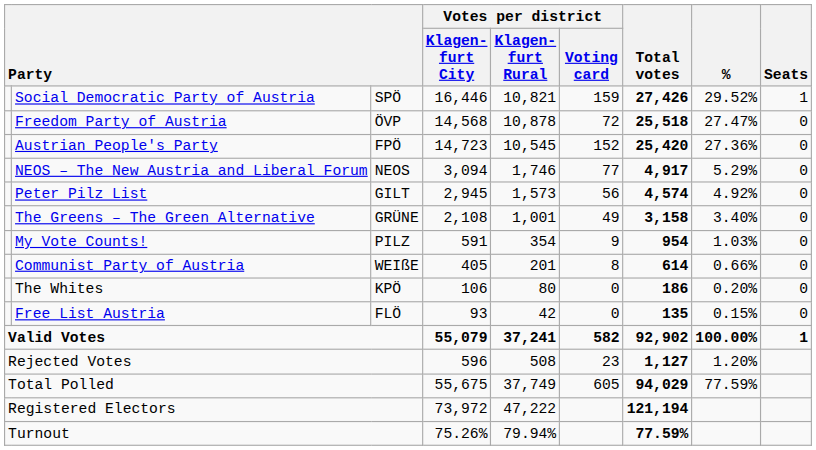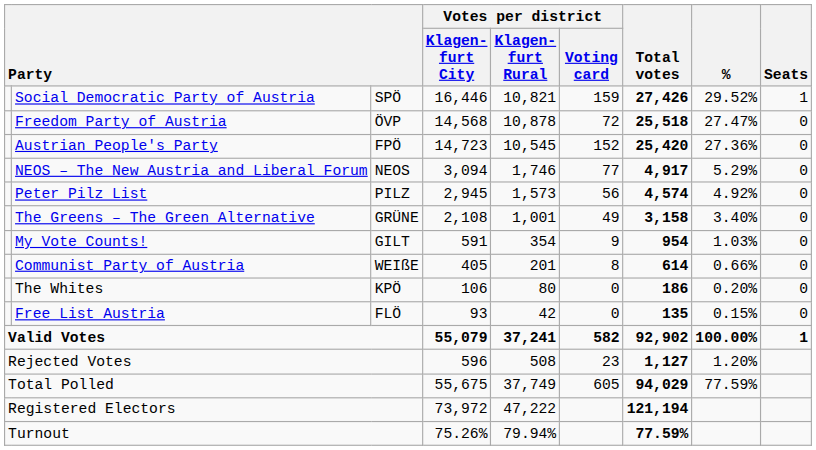(392, 194) GILT -> (392, 194) PILZ
(392, 242) PILZ -> (392, 242) GILT
